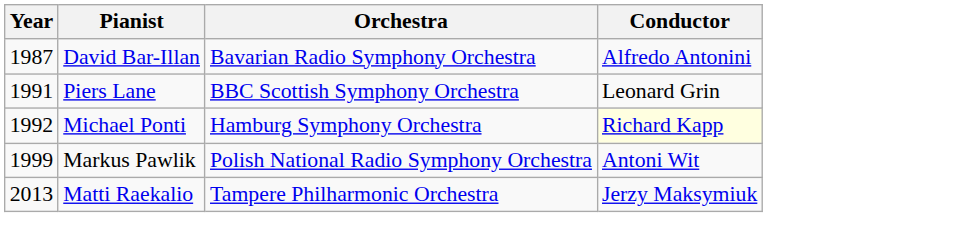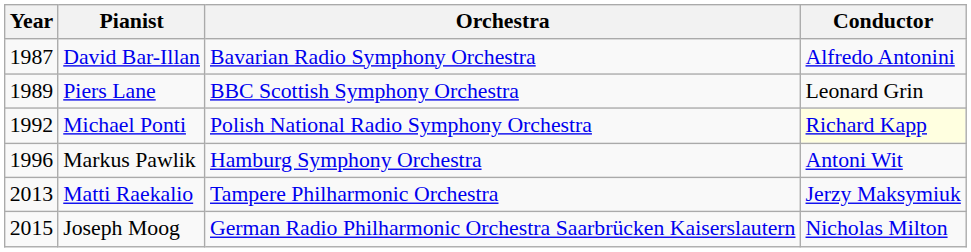(31, 90) 1991 -> (31, 90) 1989
(346, 125) Hamburg Symphony Orchestra -> (401, 125) Polish National Radio Symphony Orchestra
(31, 159) 1999 -> (31, 159) 1996
(401, 159) Polish National Radio Symphony Orchestra -> (346, 159) Hamburg Symphony Orchestra
+ row: (122, 228)
